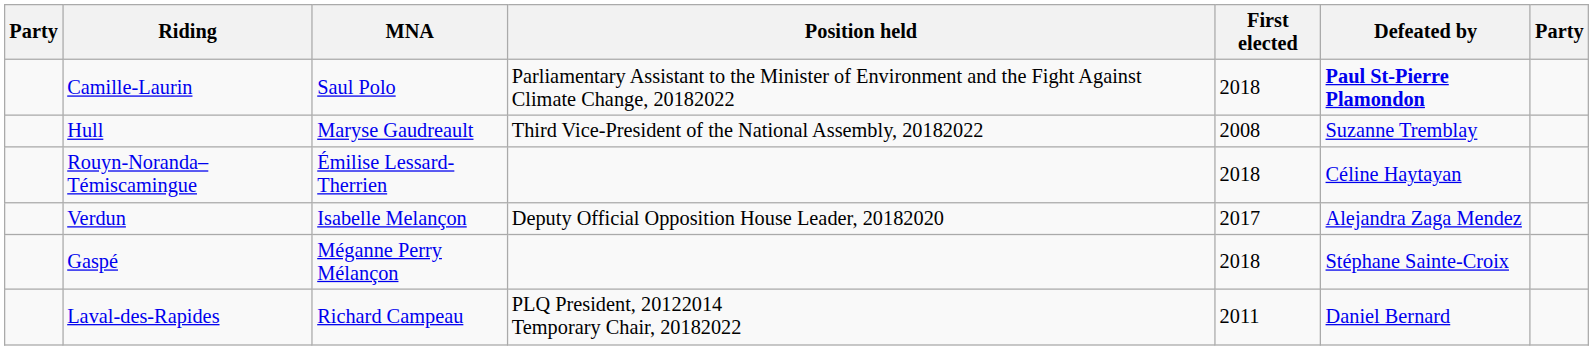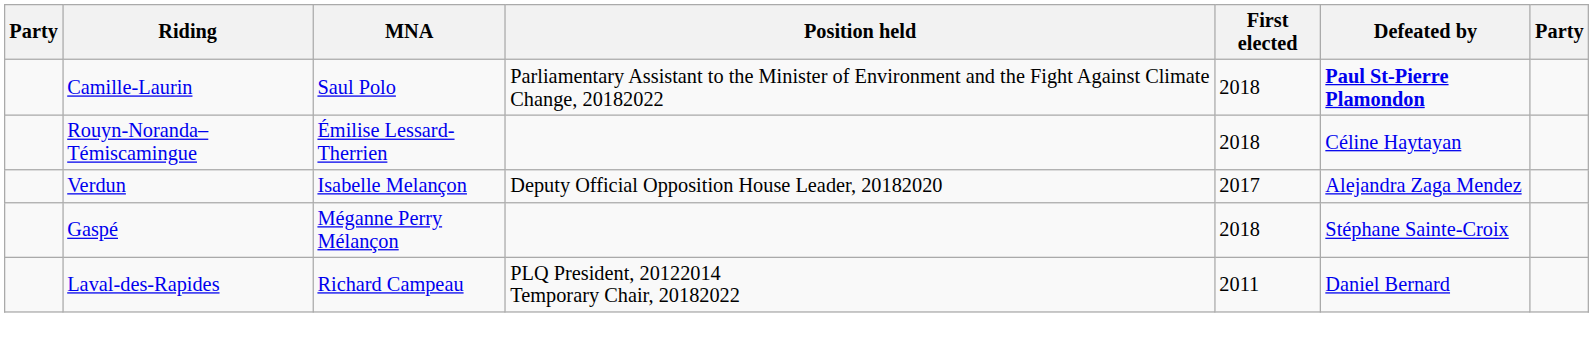- row: (85, 130)
